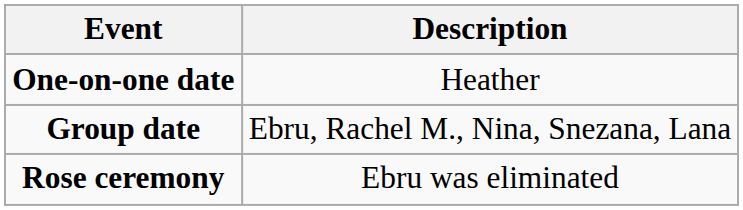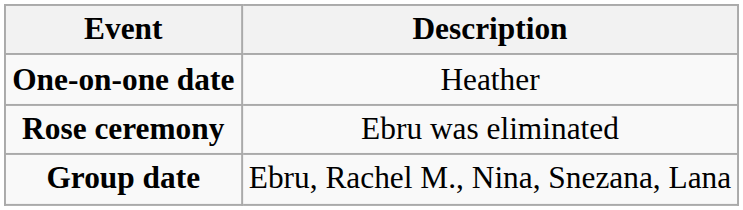rows swapped: (123, 128) <-> (123, 178)
